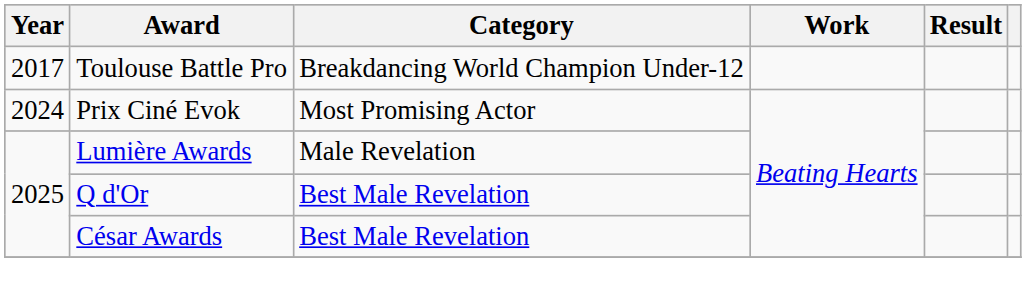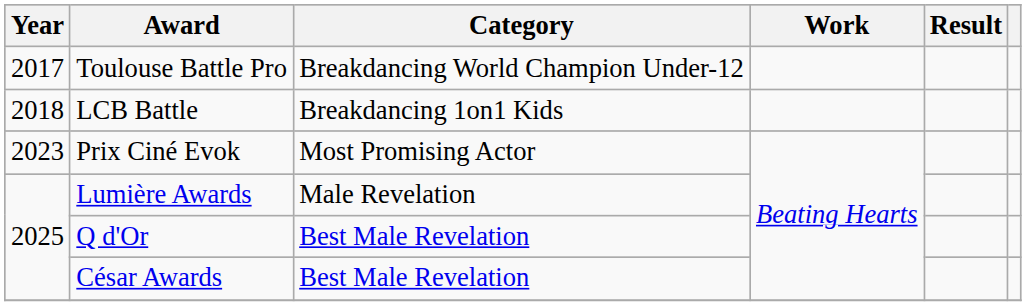+ row: (137, 109)
(38, 109) 2024 -> (38, 151) 2023
